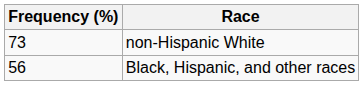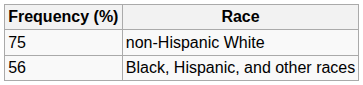(17, 42) 73 -> (17, 42) 75
